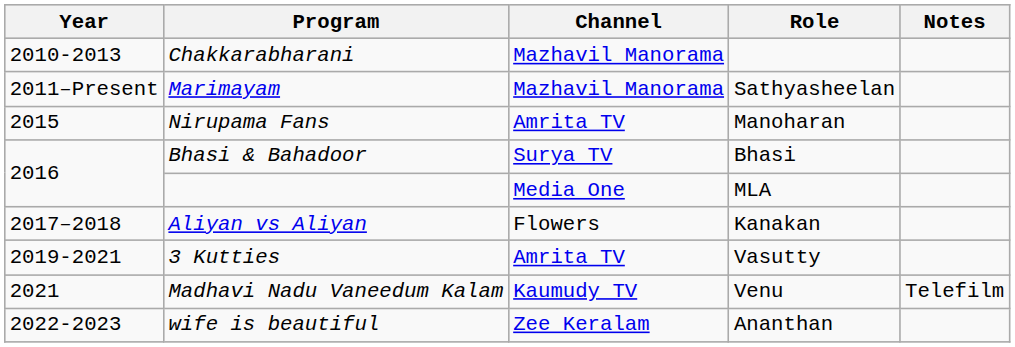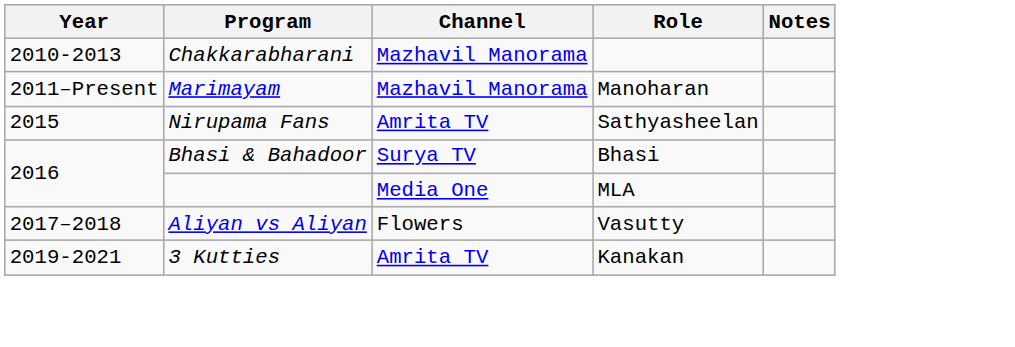(815, 89) Sathyasheelan -> (653, 89) Manoharan
(790, 123) Manoharan -> (678, 123) Sathyasheelan
(777, 224) Kanakan -> (641, 224) Vasutty
(777, 257) Vasutty -> (641, 257) Kanakan
- row: (336, 291)
- row: (274, 325)
